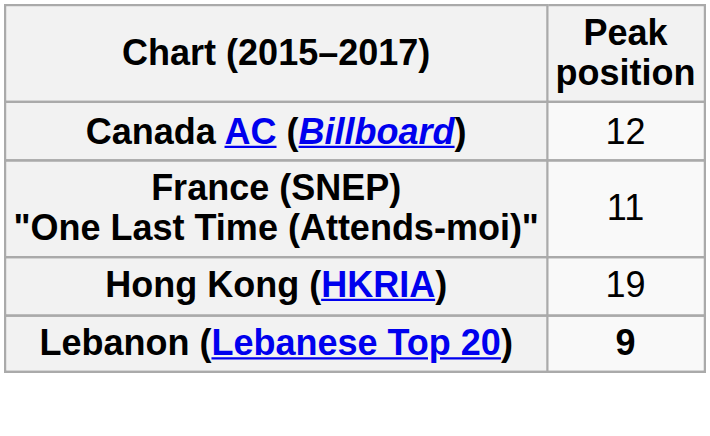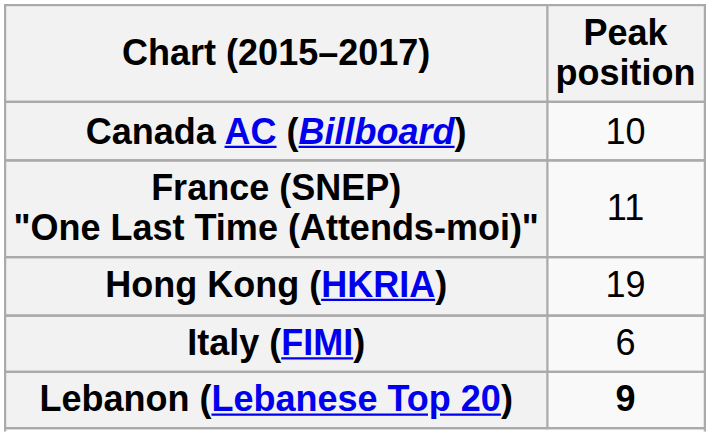(626, 130) 12 -> (626, 130) 10
+ row: (276, 342)
